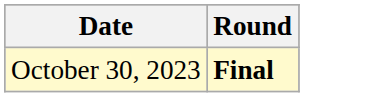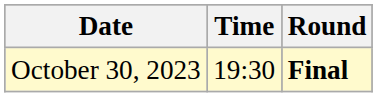+ column: (244, 26)
